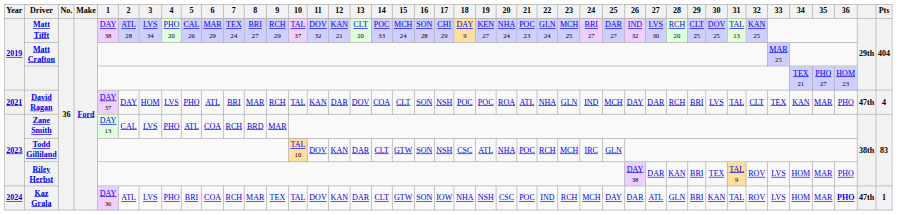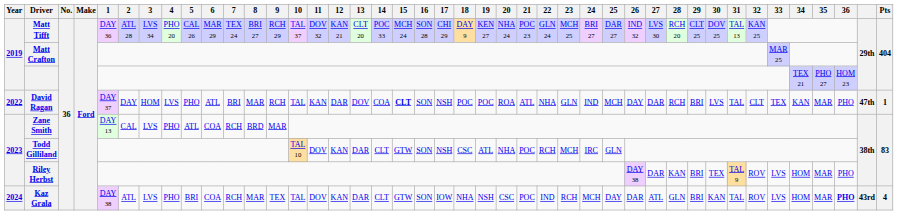(108, 30) DAY 38 -> (108, 30) DAY 36
(14, 102) 2021 -> (14, 102) 2022
(403, 102) normal -> (403, 102) bold
(884, 102) 4 -> (885, 102) 1
(108, 197) DAY 36 -> (108, 197) DAY 38
(867, 198) 47th -> (867, 198) 43rd
(884, 198) 1 -> (885, 198) 4
